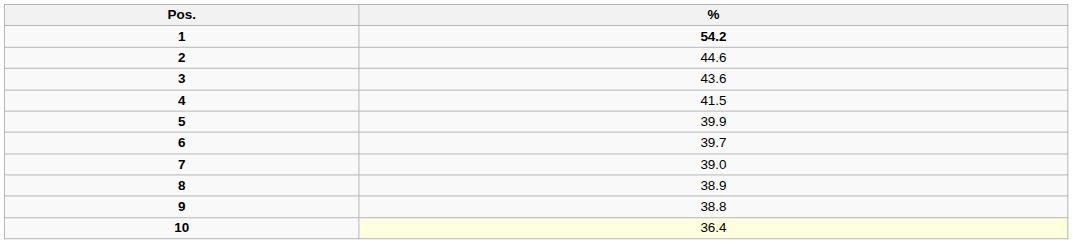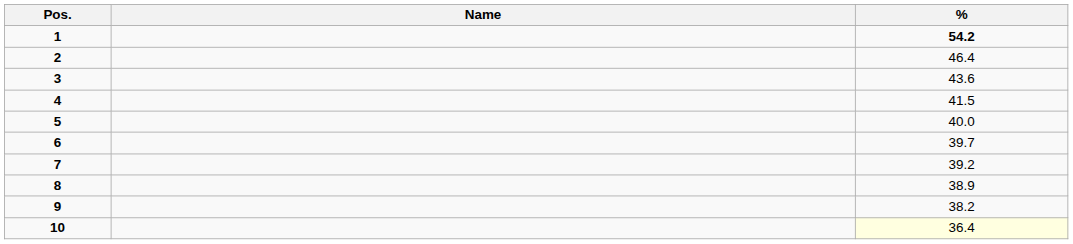+ column: (483, 15)
(713, 57) 44.6 -> (962, 57) 46.4
(713, 121) 39.9 -> (962, 121) 40.0
(713, 164) 39.0 -> (962, 164) 39.2
(713, 206) 38.8 -> (962, 206) 38.2
